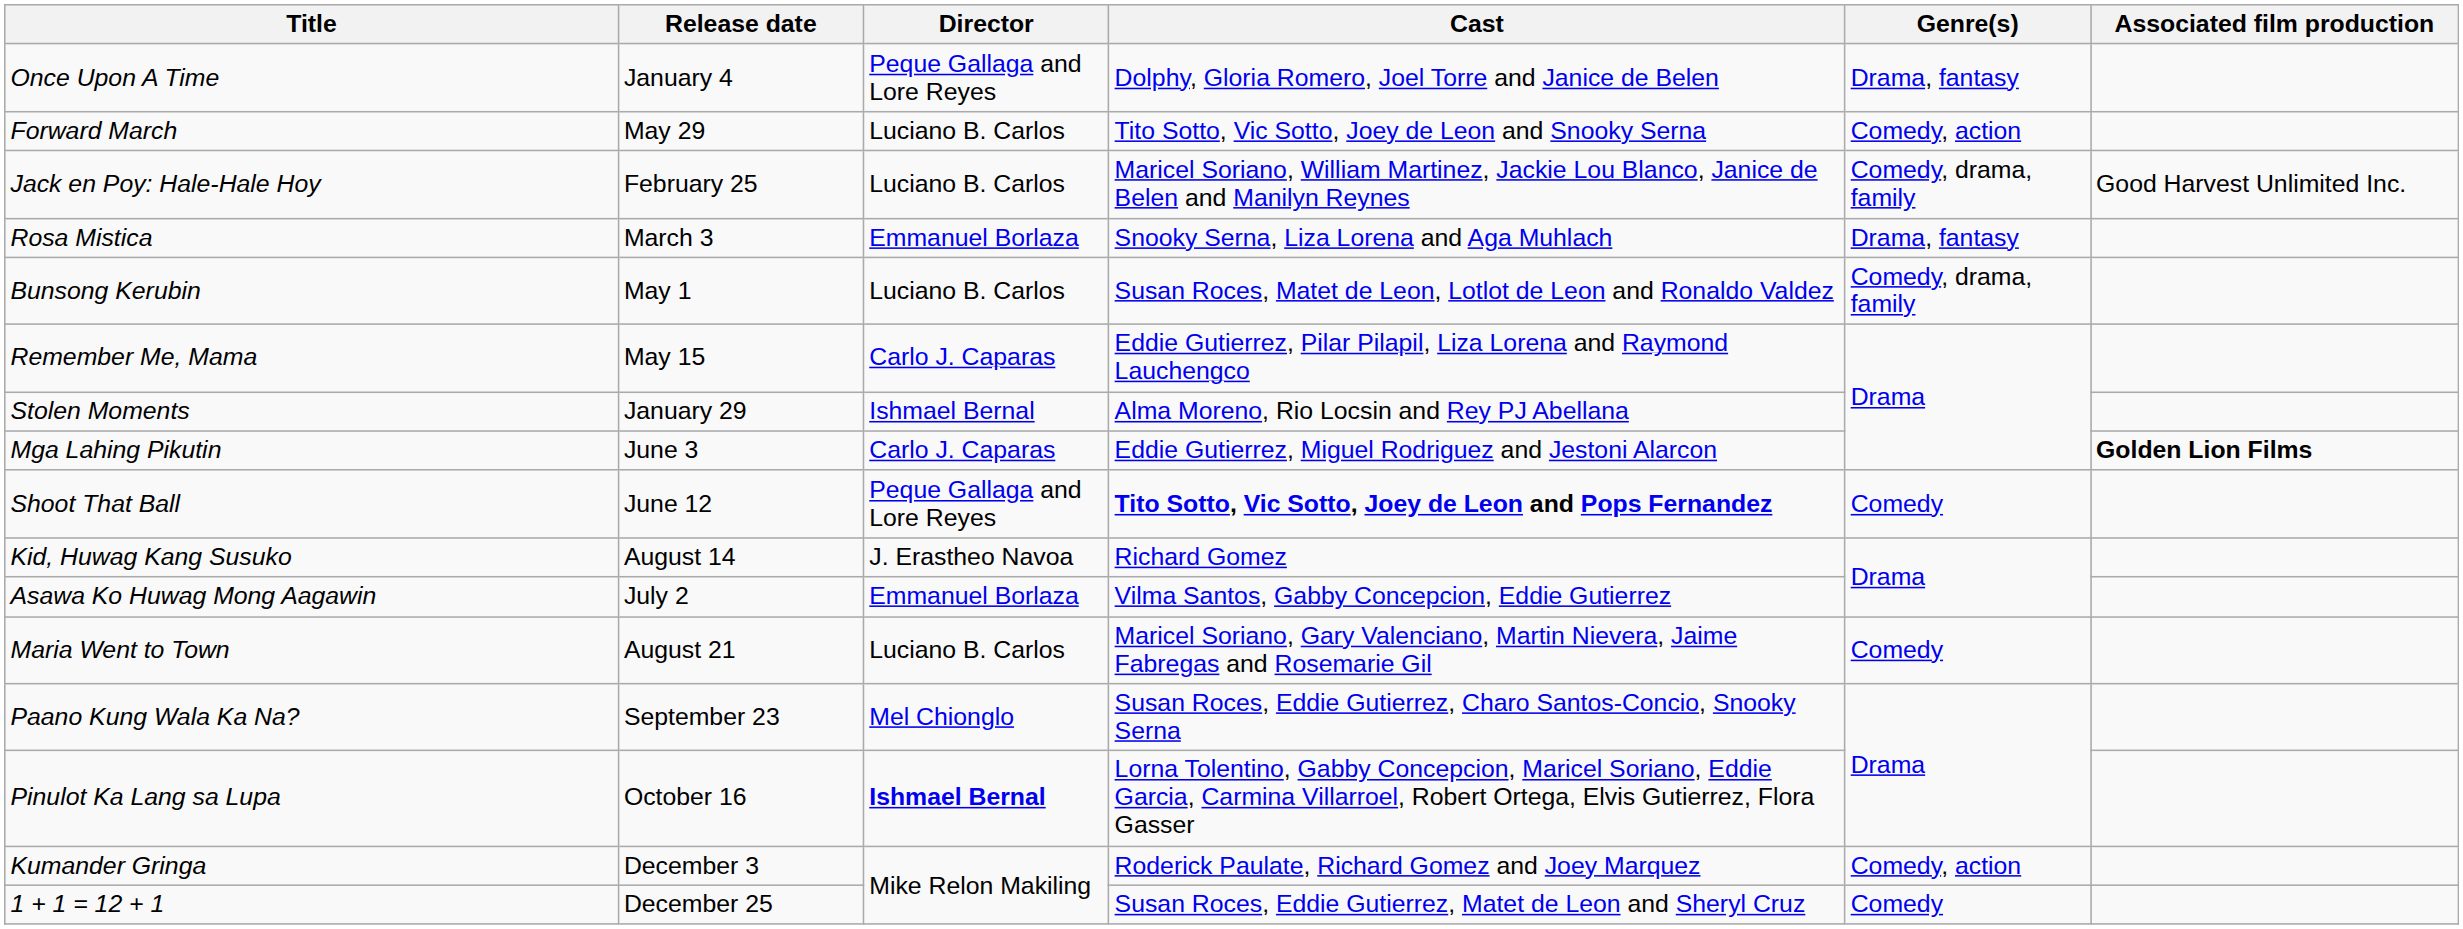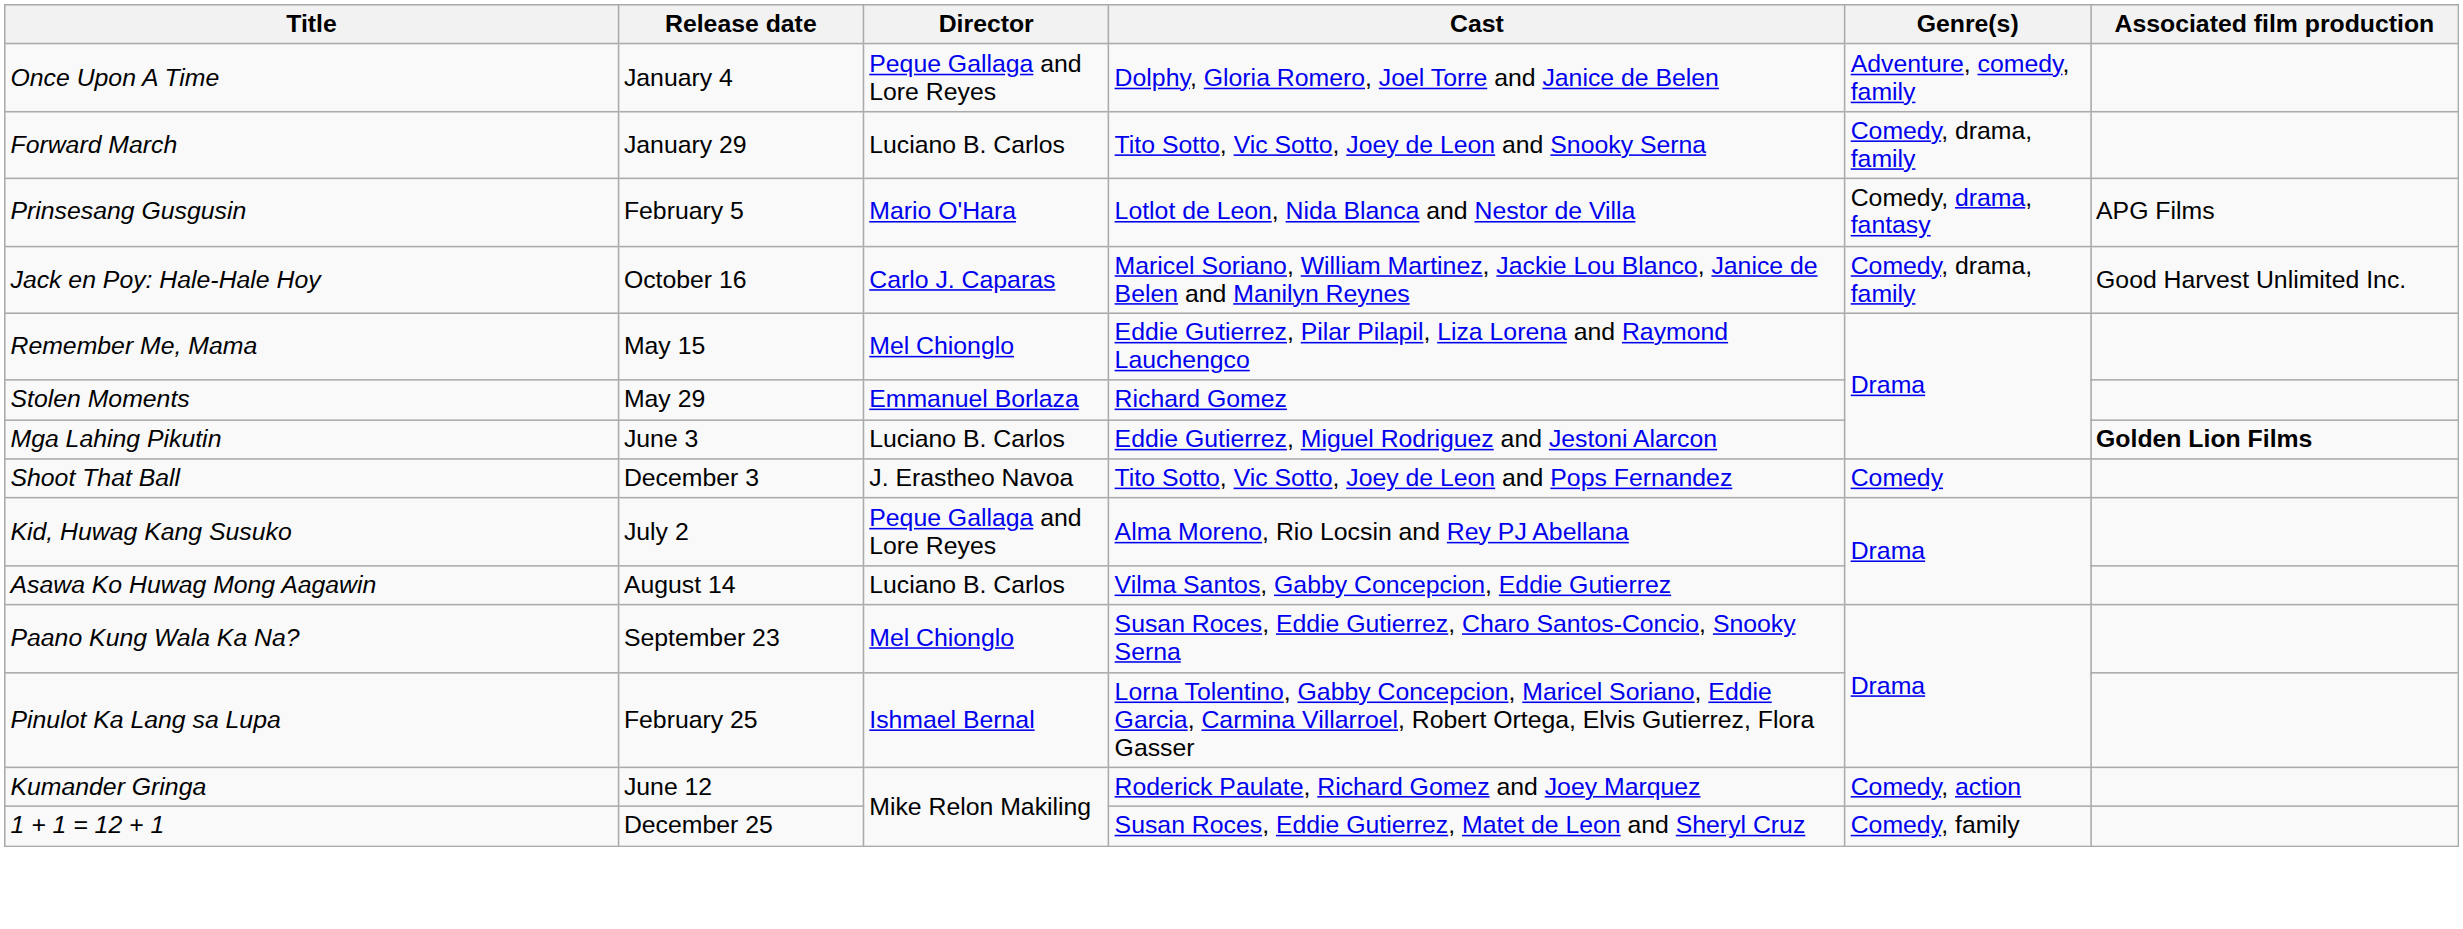(1935, 77) Drama, fantasy -> (1960, 77) Adventure, comedy, family
(665, 130) May 29 -> (685, 144) January 29
(1936, 130) Comedy, action -> (1941, 144) Comedy, drama, family
+ row: (128, 211)
(691, 184) February 25 -> (685, 279) October 16
(967, 184) Luciano B. Carlos -> (962, 279) Carlo J. Caparas
- row: (81, 237)
- row: (106, 290)
(962, 357) Carlo J. Caparas -> (942, 346) Mel Chionglo
(685, 411) January 29 -> (665, 399) May 29
(952, 411) Ishmael Bernal -> (974, 399) Emmanuel Borlaza
(1372, 411) Alma Moreno, Rio Locsin and Rey PJ Abellana -> (1201, 399) Richard Gomez
(962, 450) Carlo J. Caparas -> (967, 438) Luciano B. Carlos
(668, 503) June 12 -> (691, 478) December 3
(975, 503) Peque Gallaga and Lore Reyes -> (971, 478) J. Erastheo Navoa
(1444, 503) bold -> (1423, 478) normal
(680, 556) August 14 -> (656, 531) July 2
(971, 556) J. Erastheo Navoa -> (975, 531) Peque Gallaga and Lore Reyes
(1201, 556) Richard Gomez -> (1372, 531) Alma Moreno, Rio Locsin and Rey PJ Abellana
(656, 596) July 2 -> (680, 584) August 14
(974, 596) Emmanuel Borlaza -> (967, 584) Luciano B. Carlos
- row: (120, 649)
(685, 798) October 16 -> (691, 719) February 25
(957, 798) bold -> (952, 719) normal
(691, 865) December 3 -> (668, 786) June 12
(1897, 904) Comedy -> (1935, 825) Comedy, family
